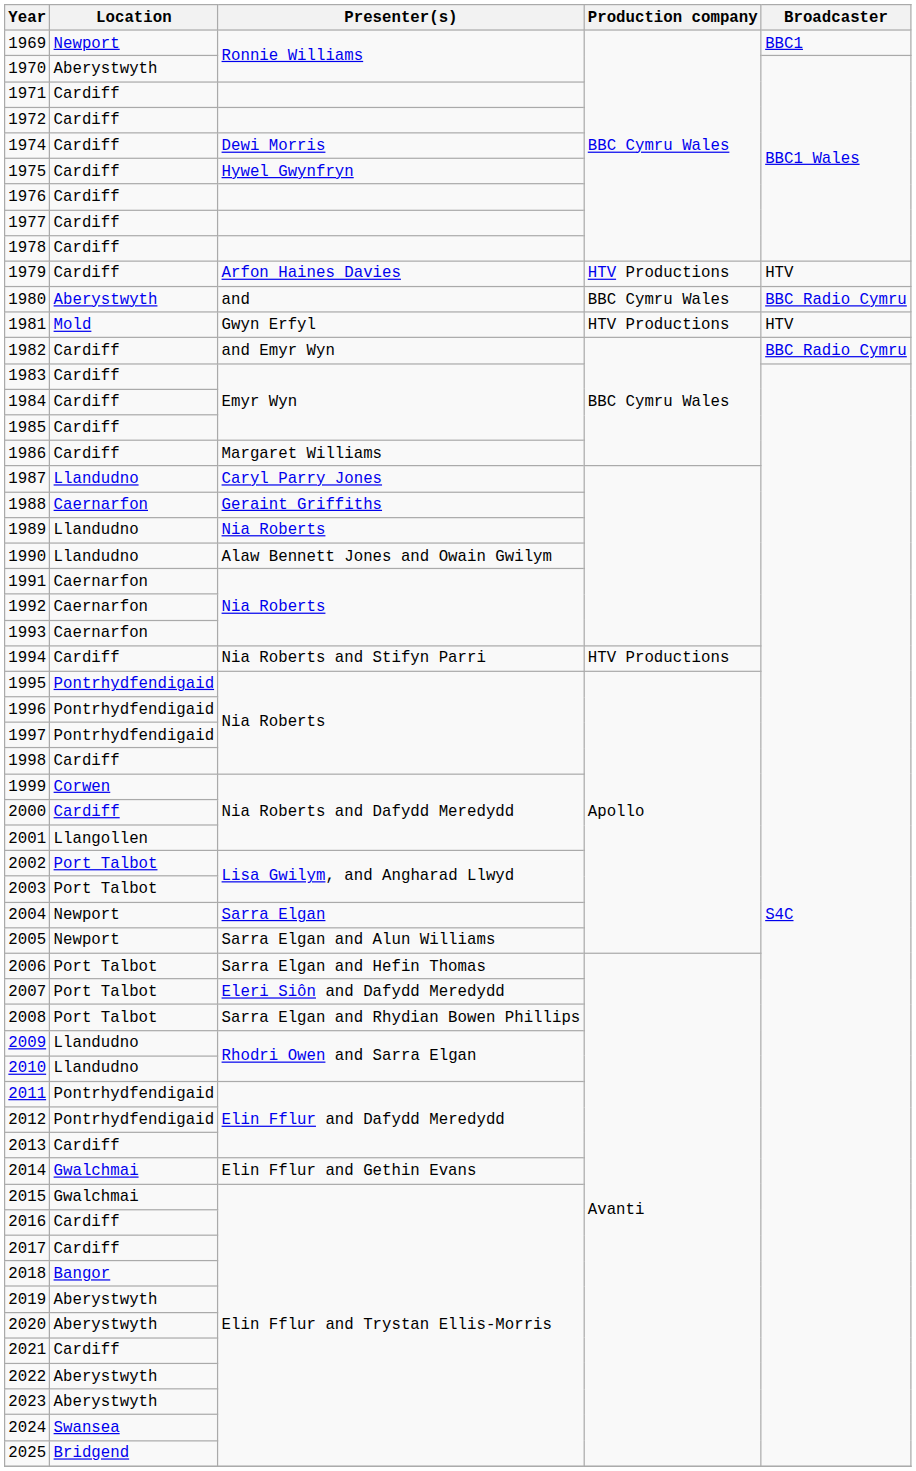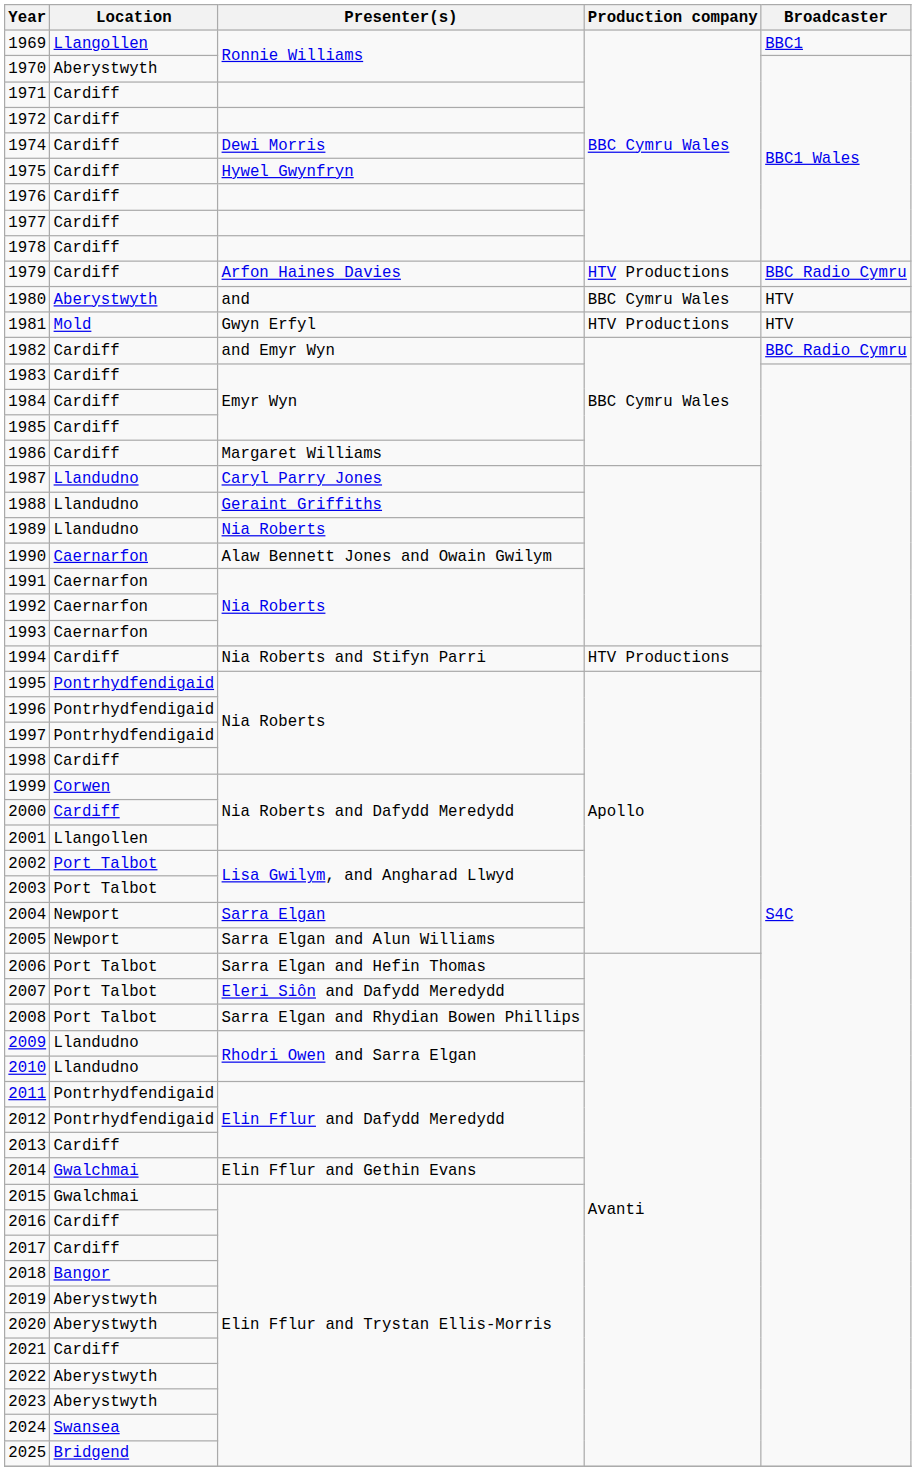(87, 43) Newport -> (101, 43) Llangollen
(779, 274) HTV -> (836, 274) BBC Radio Cymru
(836, 299) BBC Radio Cymru -> (779, 299) HTV
(101, 505) Caernarfon -> (96, 505) Llandudno
(96, 556) Llandudno -> (101, 556) Caernarfon
